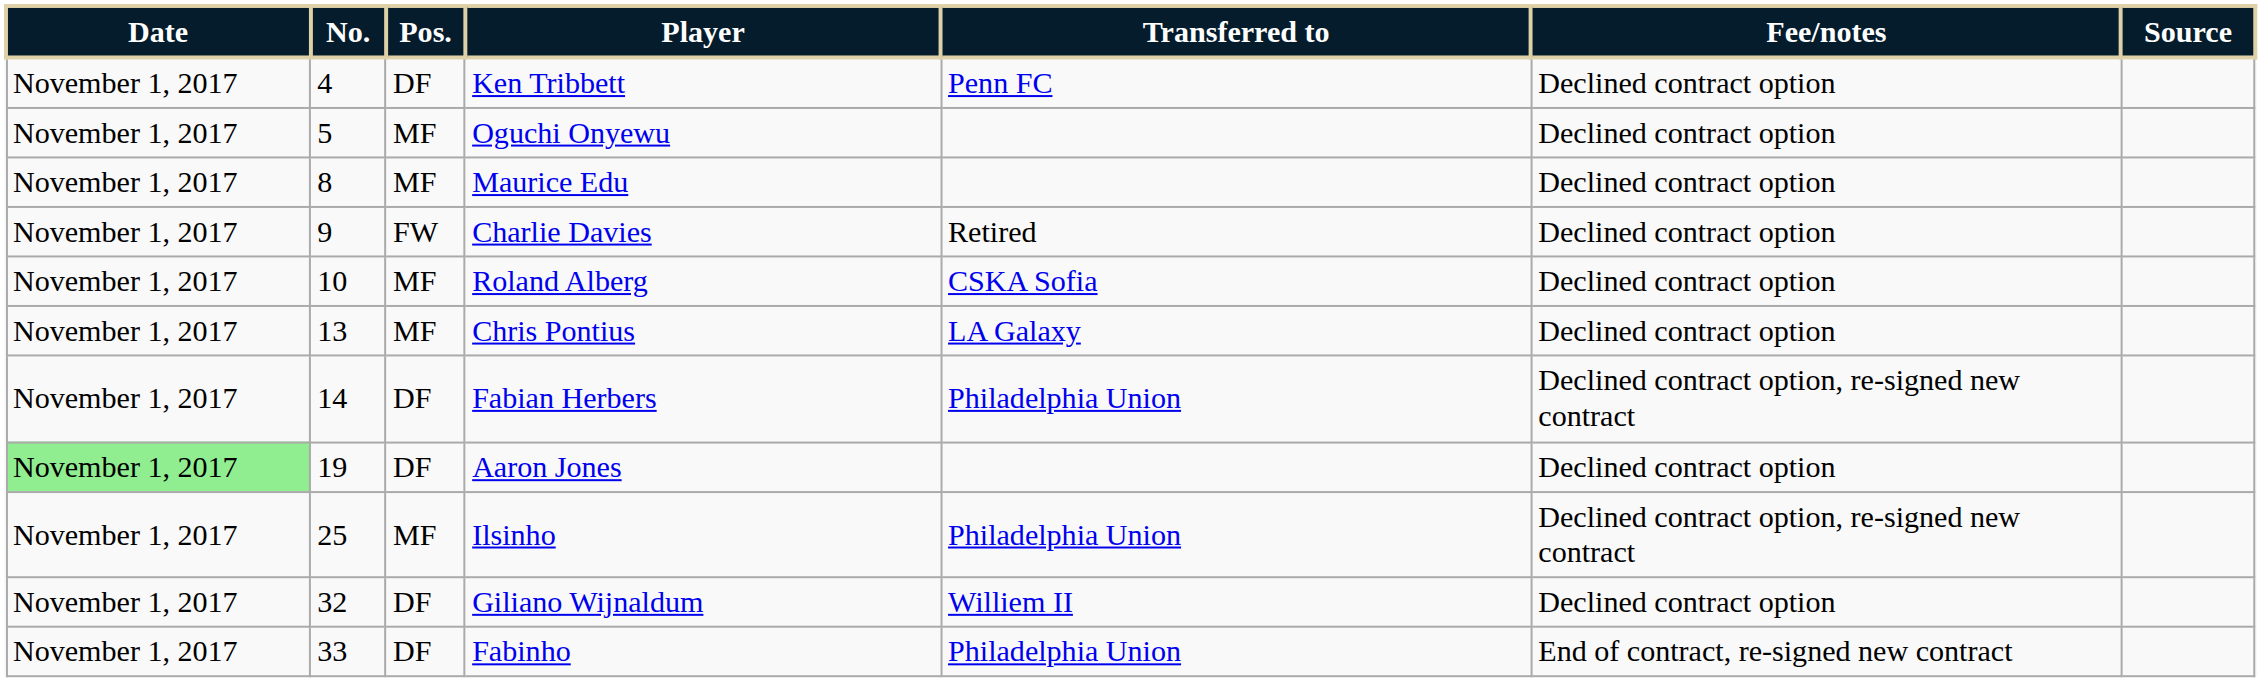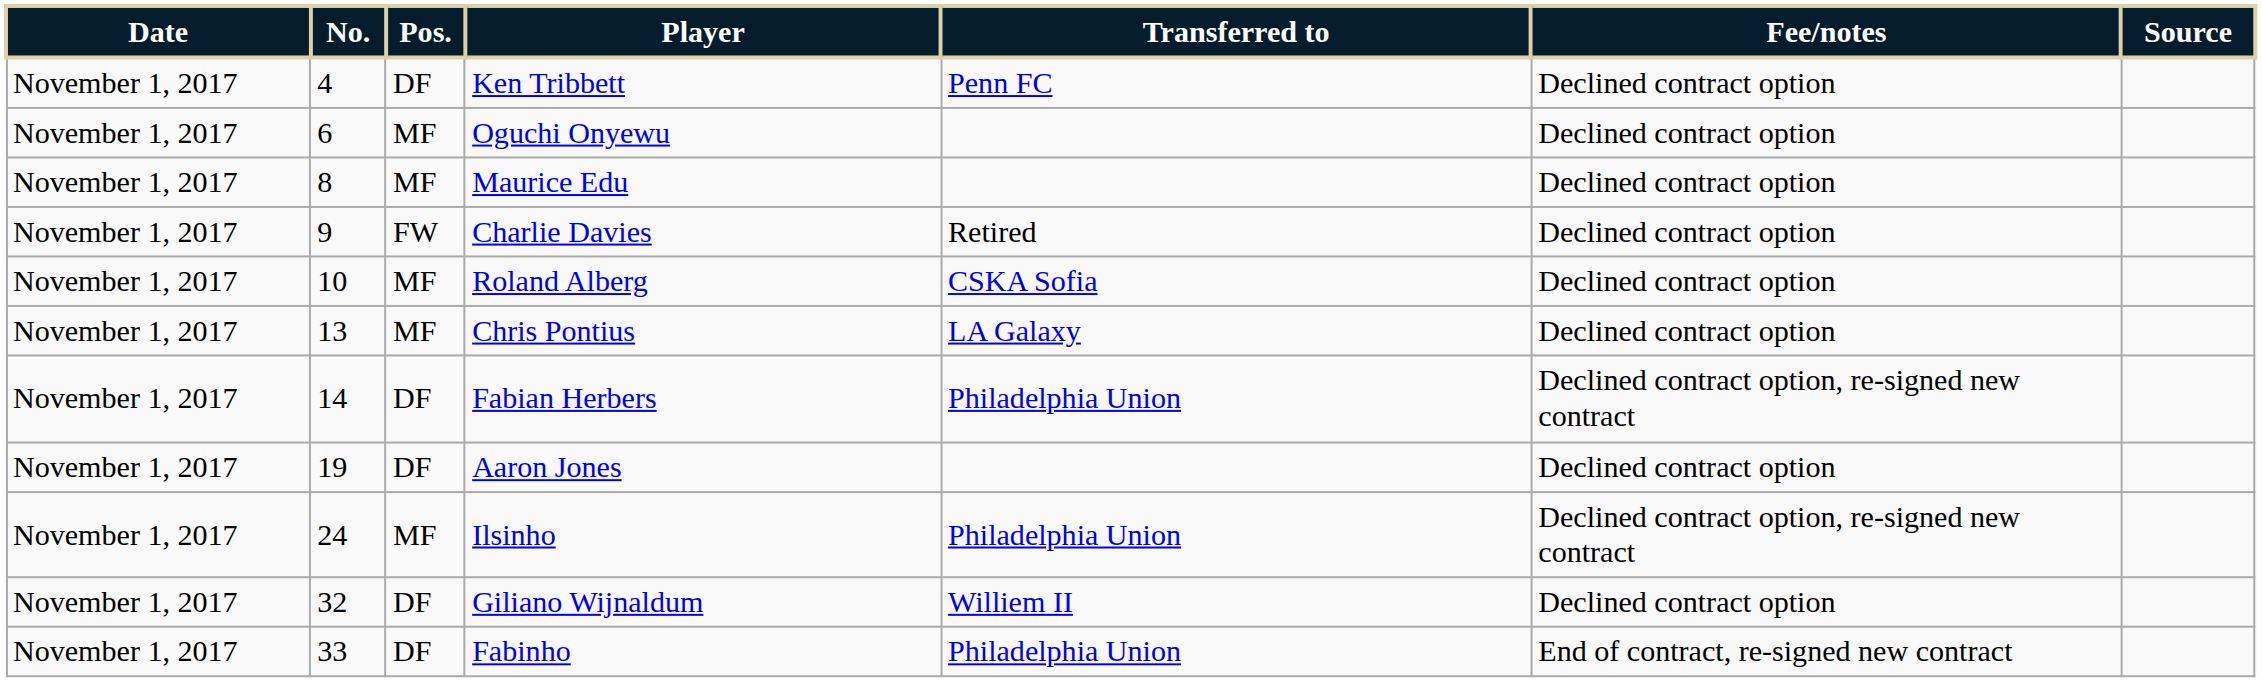(325, 132) 5 -> (325, 132) 6
(125, 466) lightgreen background -> (125, 466) no background
(332, 533) 25 -> (332, 533) 24
